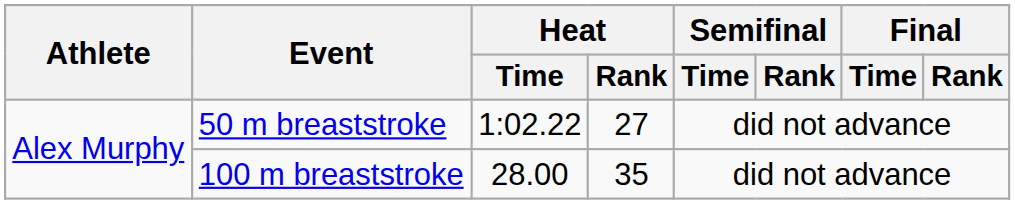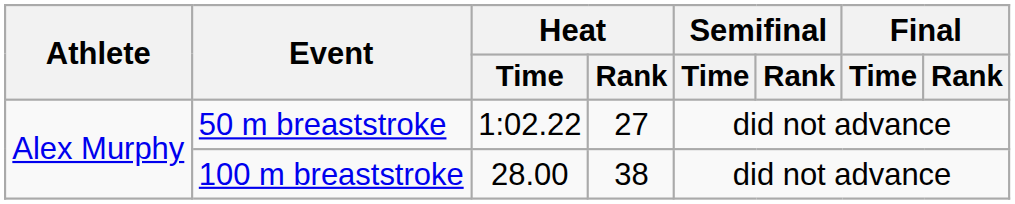(632, 174) 35 -> (632, 174) 38
